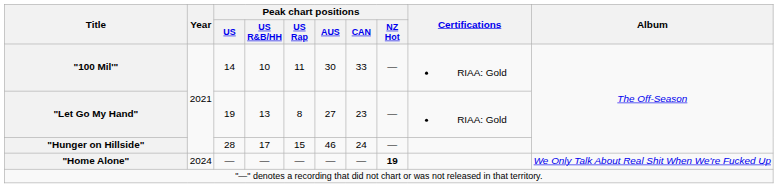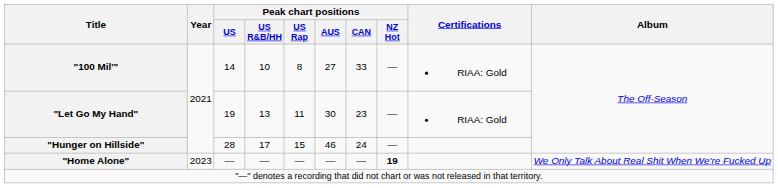(299, 67) 11 -> (299, 67) 8
(330, 67) 30 -> (330, 67) 27
(299, 114) 8 -> (299, 114) 11
(330, 114) 27 -> (330, 114) 30
(201, 161) 2024 -> (201, 161) 2023
